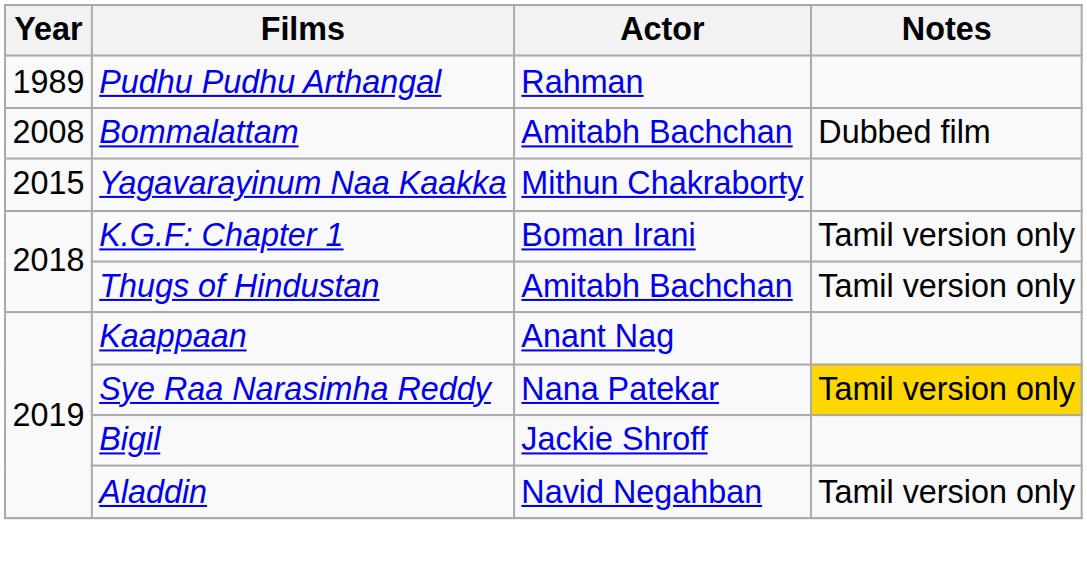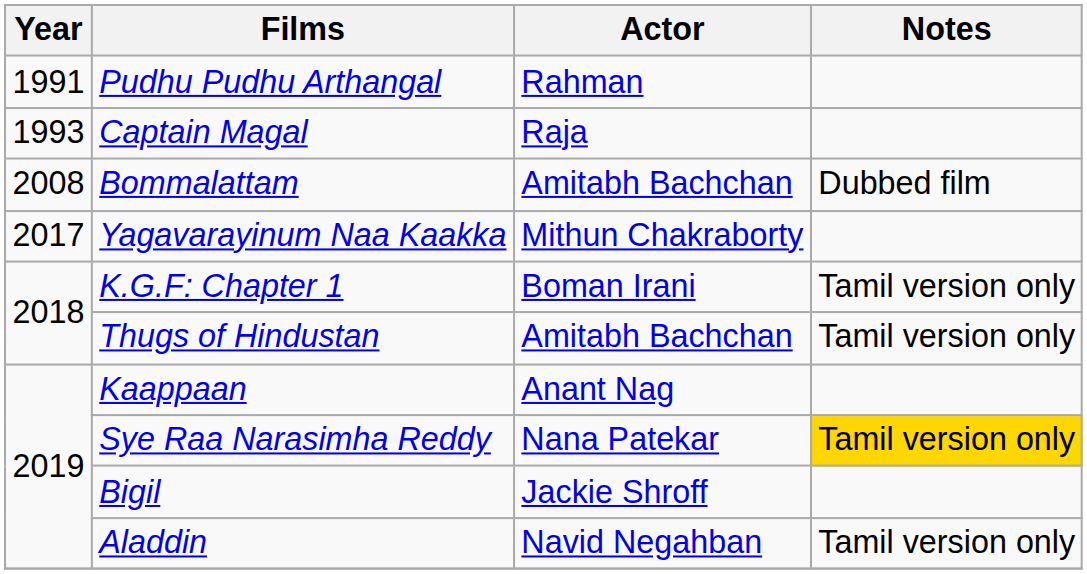(48, 81) 1989 -> (48, 81) 1991
+ row: (203, 132)
(48, 183) 2015 -> (48, 235) 2017
